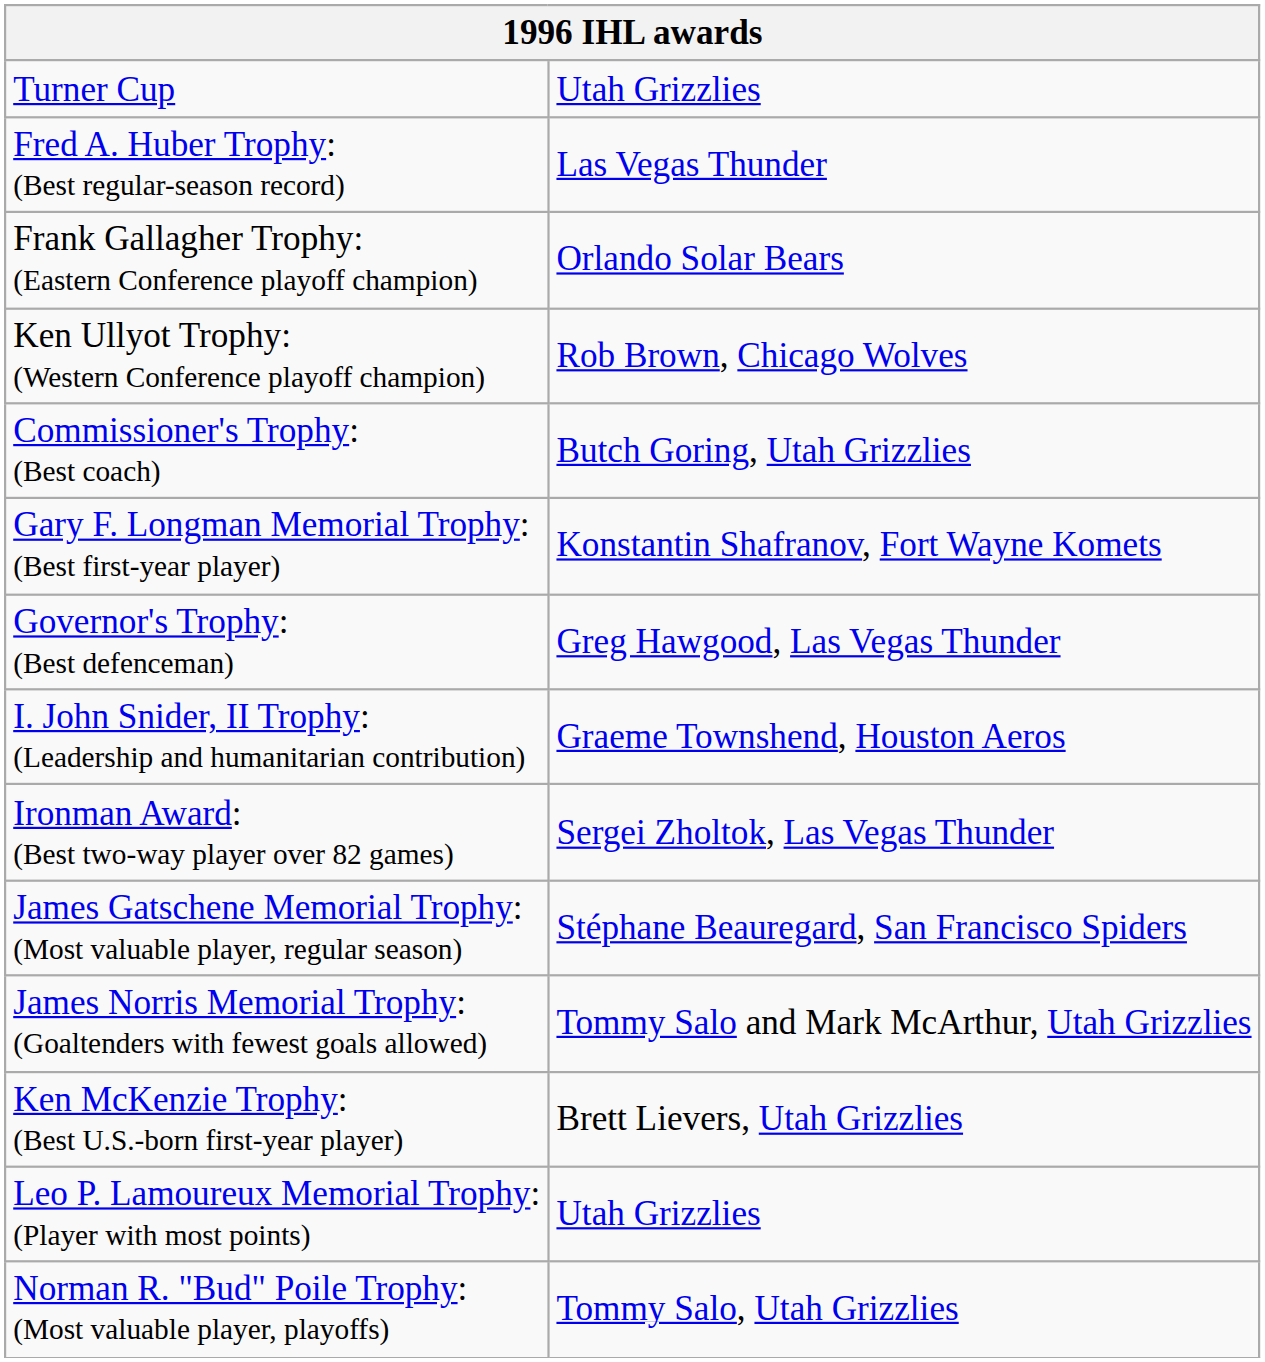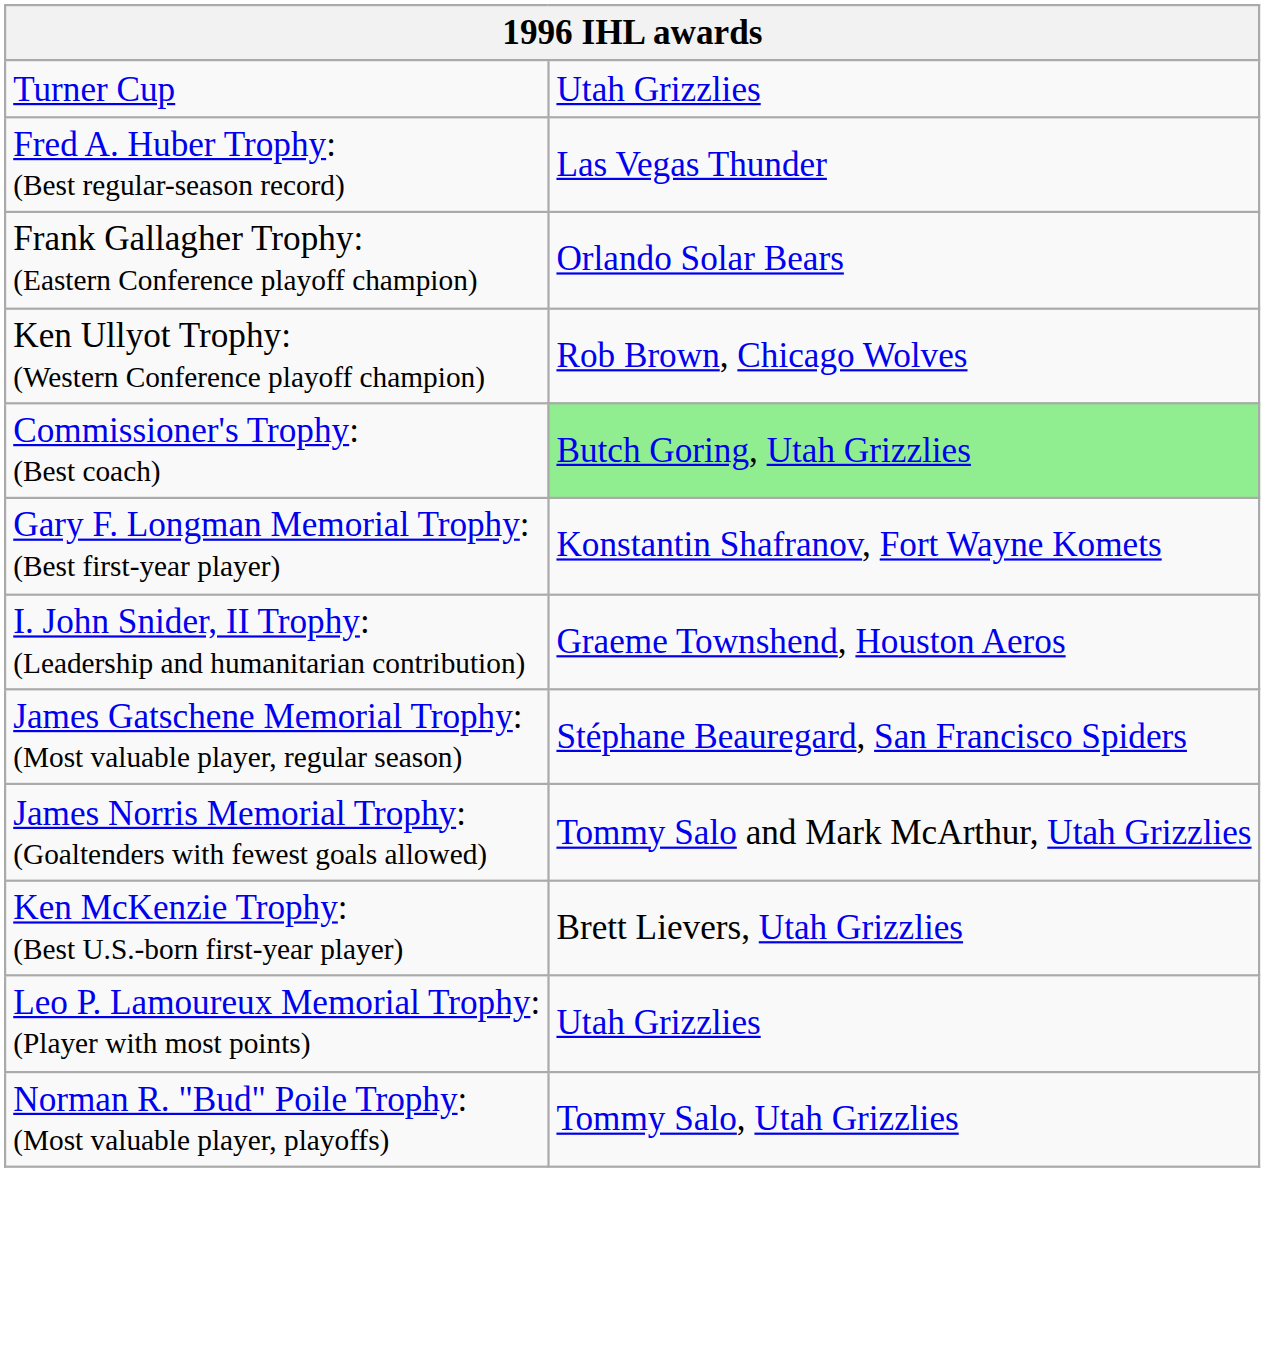(764, 450) no background -> (764, 450) lightgreen background
- row: (151, 640)
- row: (233, 831)
